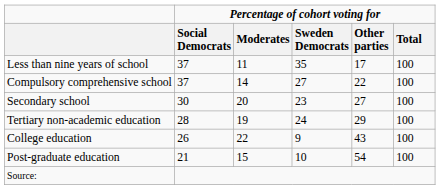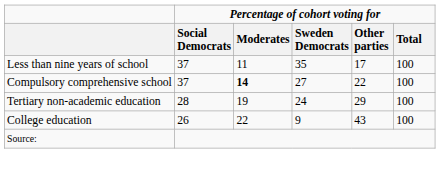(242, 83) normal -> (242, 83) bold
- row: (48, 101)
- row: (63, 157)
